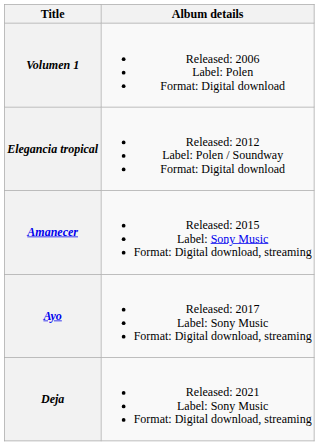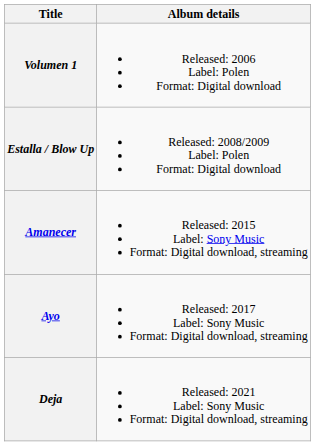+ row: (51, 148)
- row: (53, 148)
